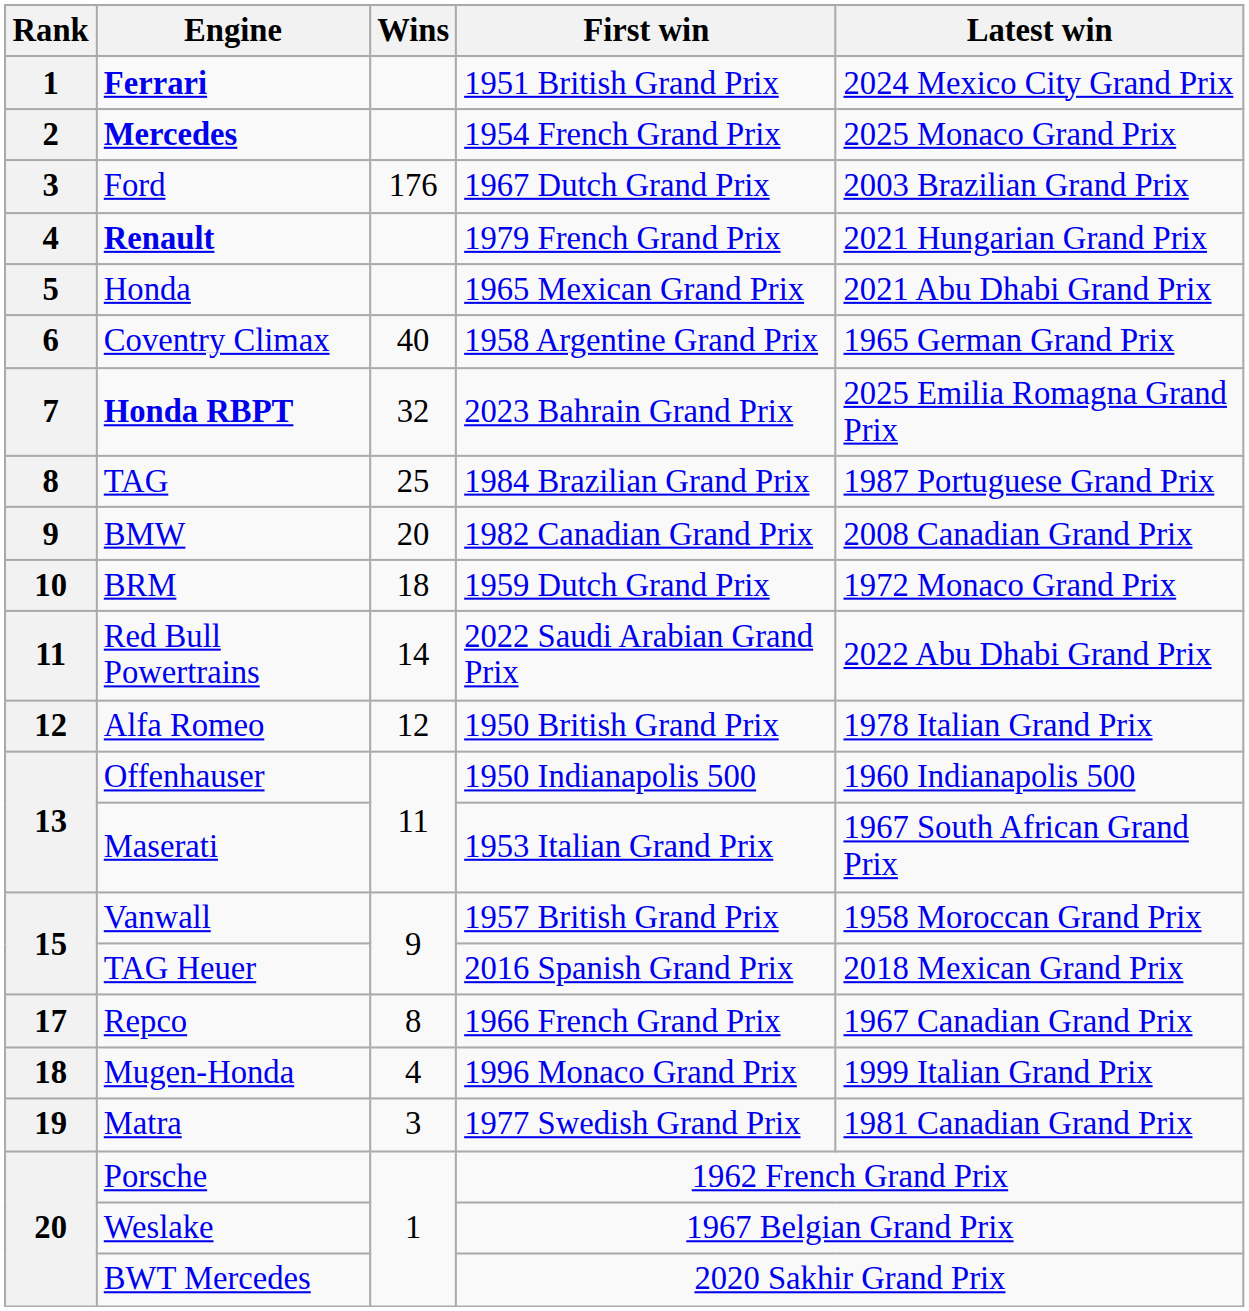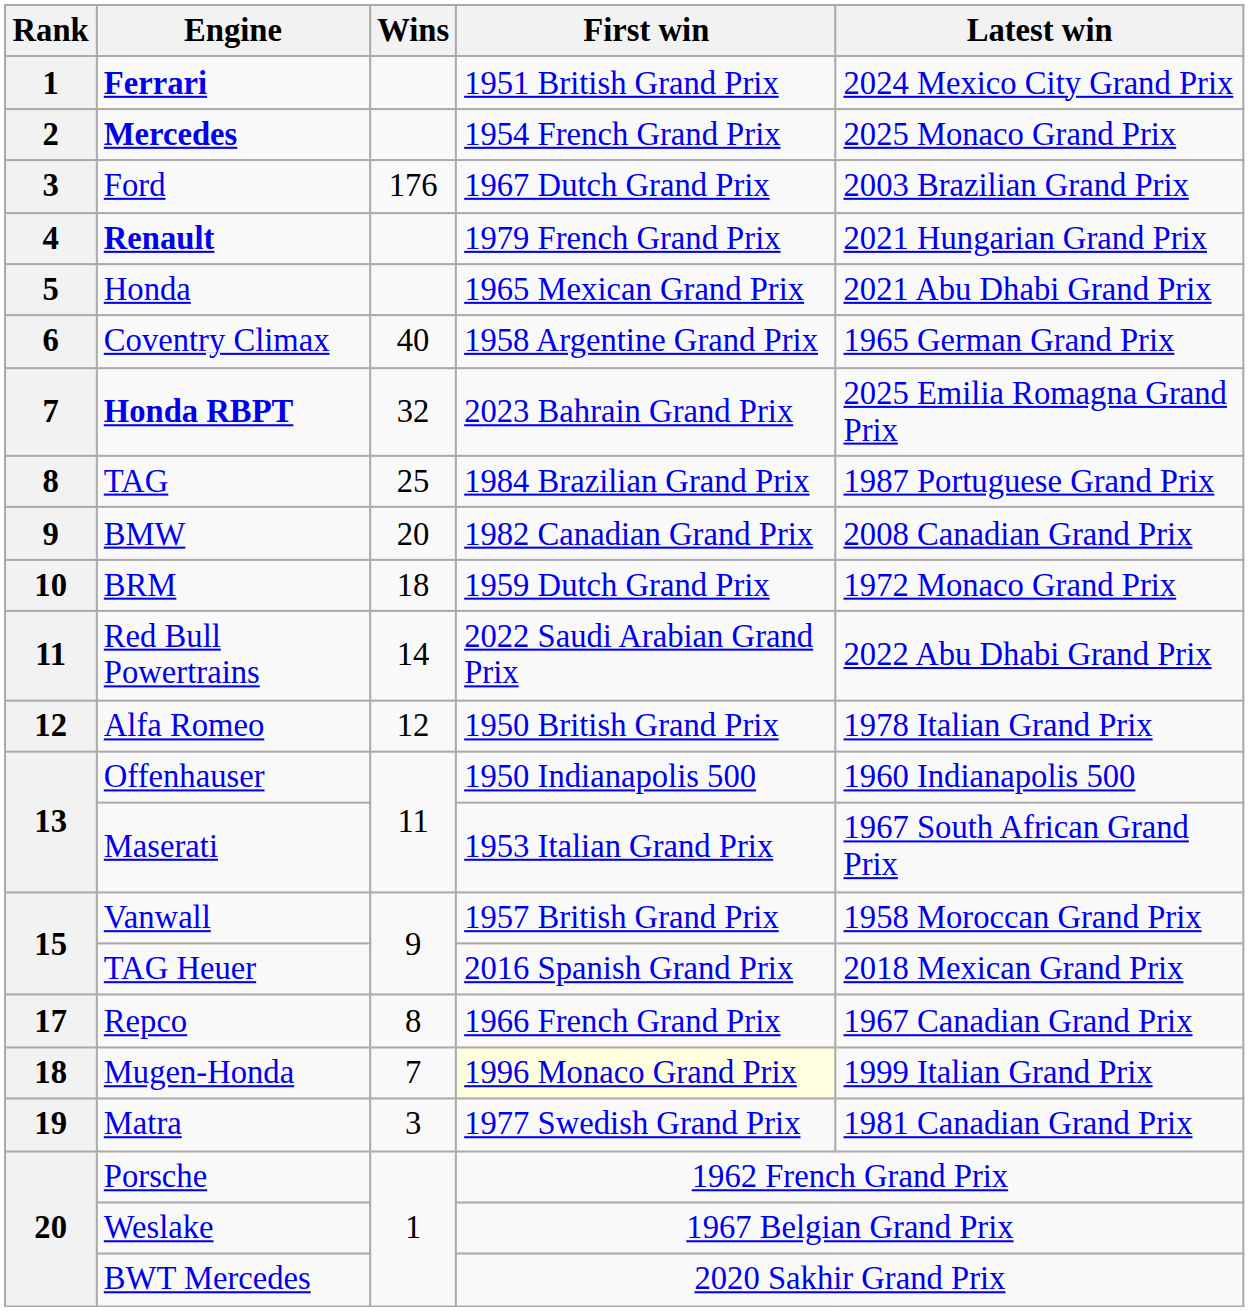(413, 1072) 4 -> (413, 1072) 7
(631, 1072) no background -> (631, 1072) lightyellow background
